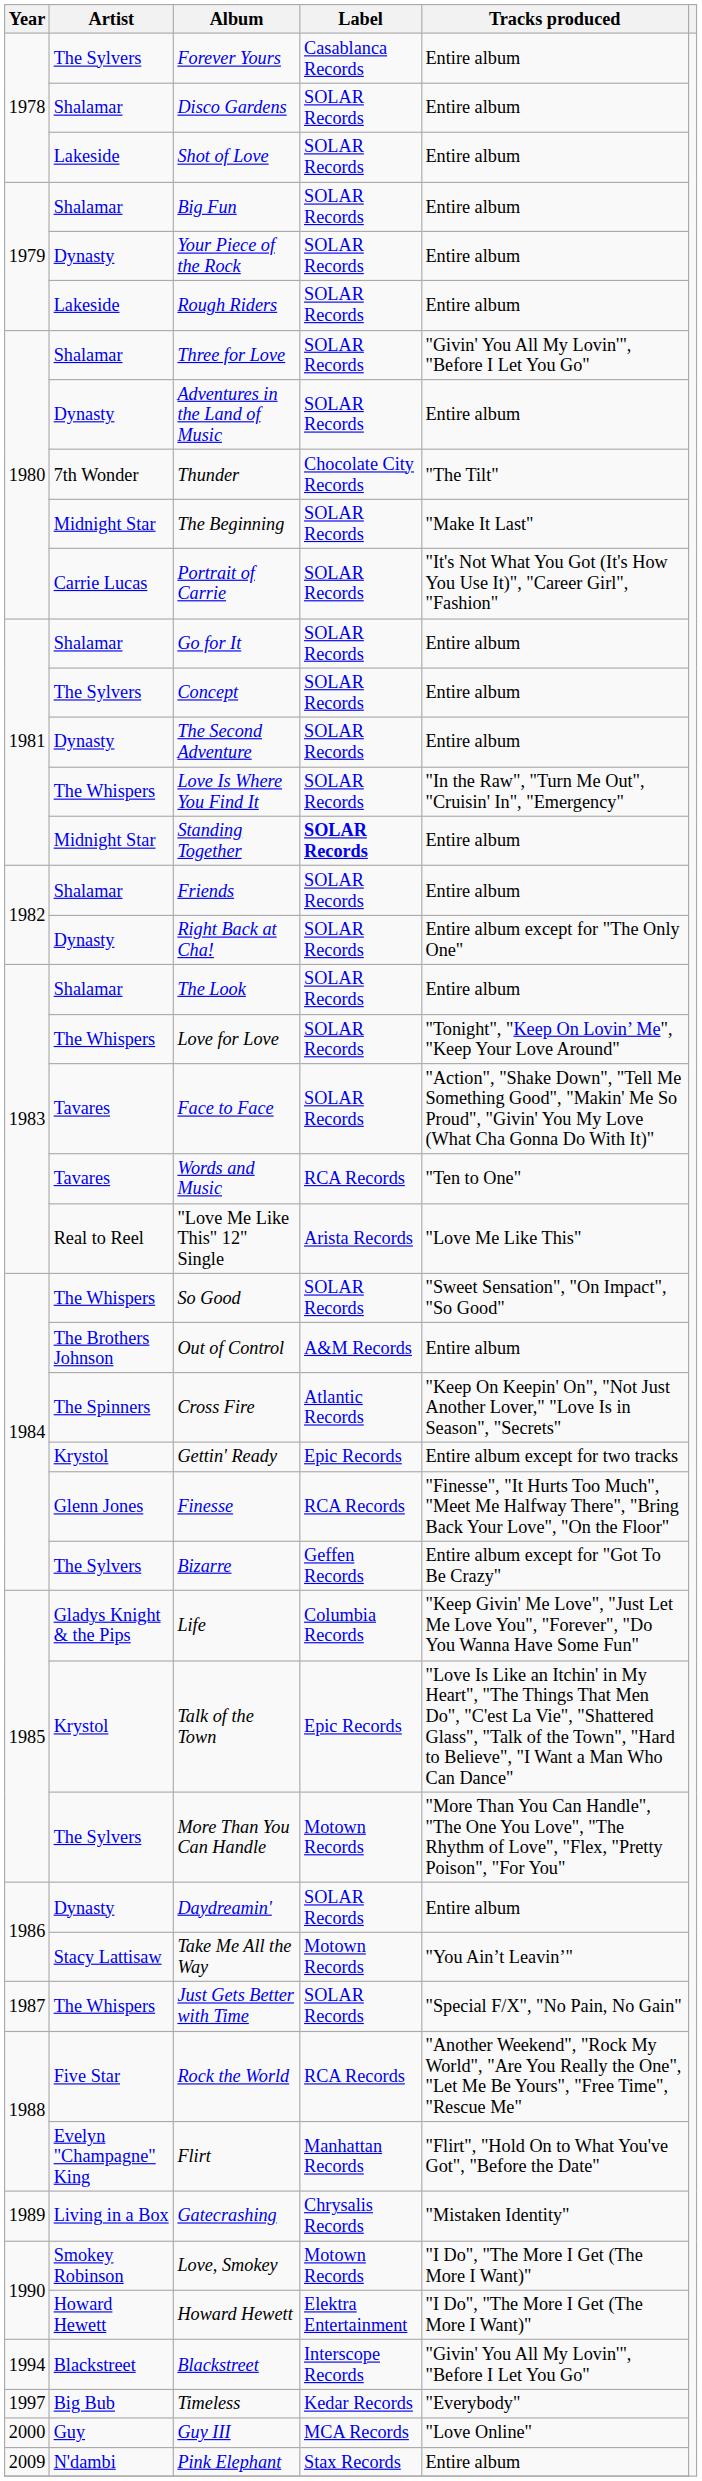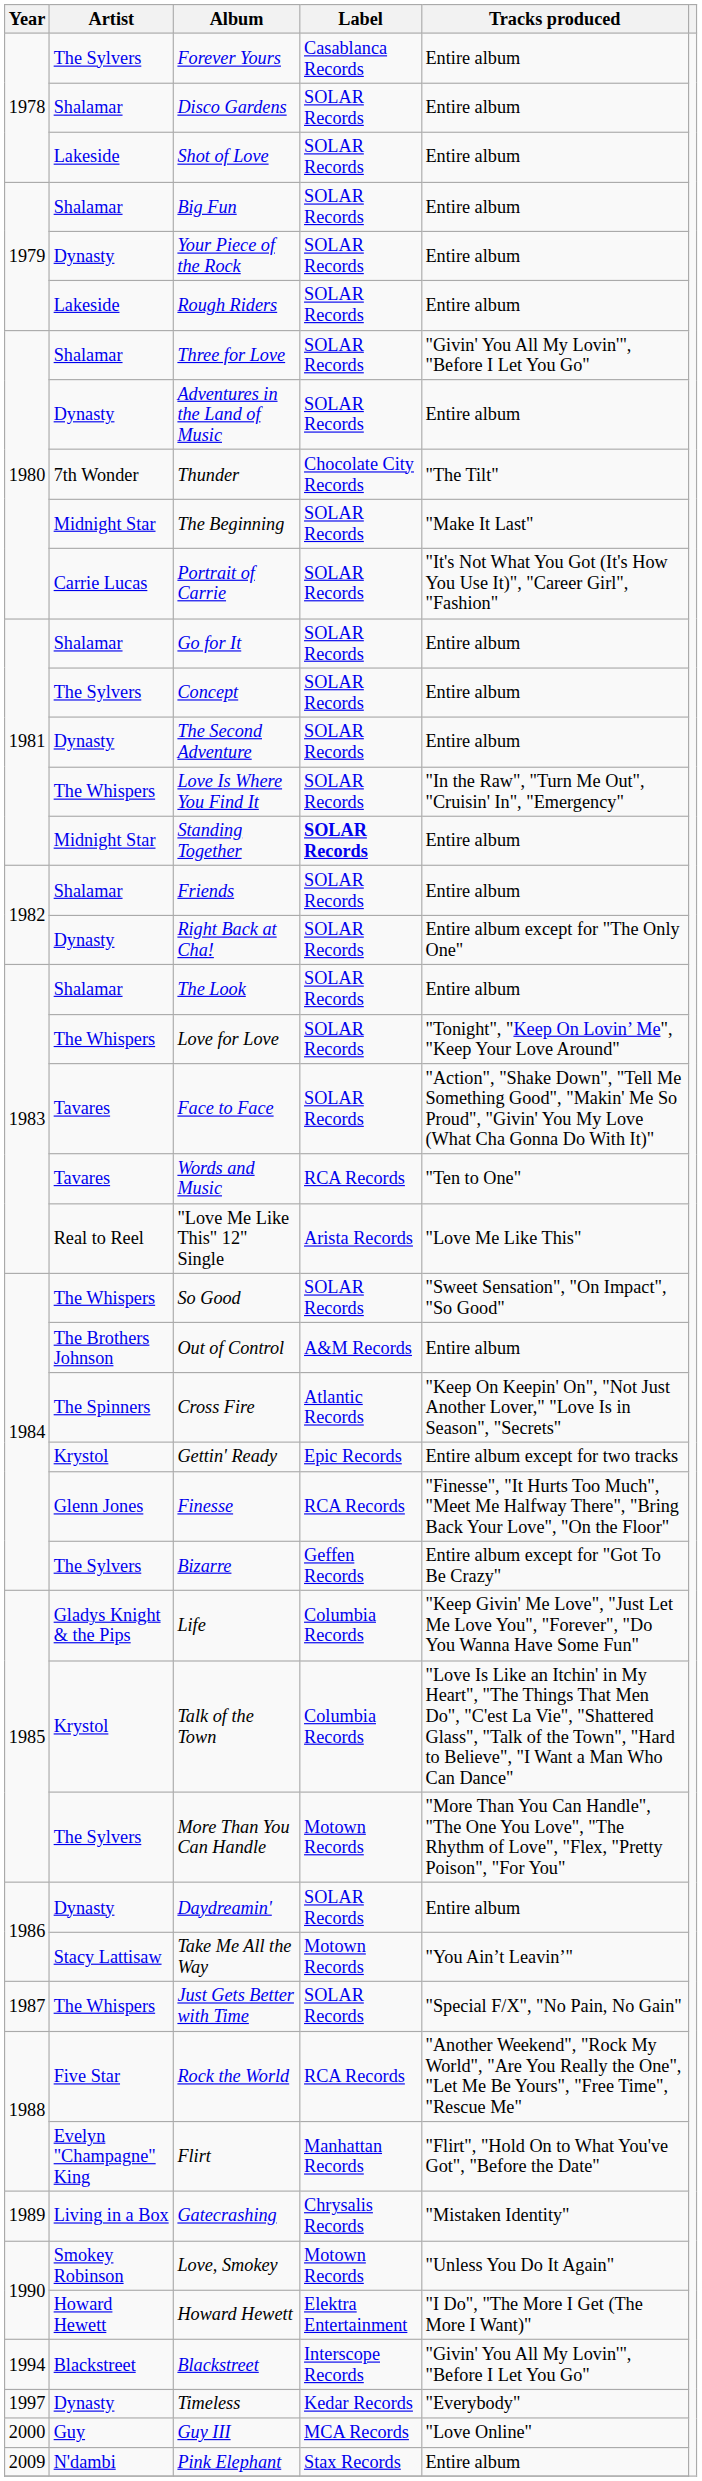(353, 1726) Epic Records -> (340, 1726) Columbia Records
(534, 2265) "I Do", "The More I Get (The More I Want)" -> (520, 2265) "Unless You Do It Again"
(84, 2403) Big Bub -> (84, 2403) Dynasty
